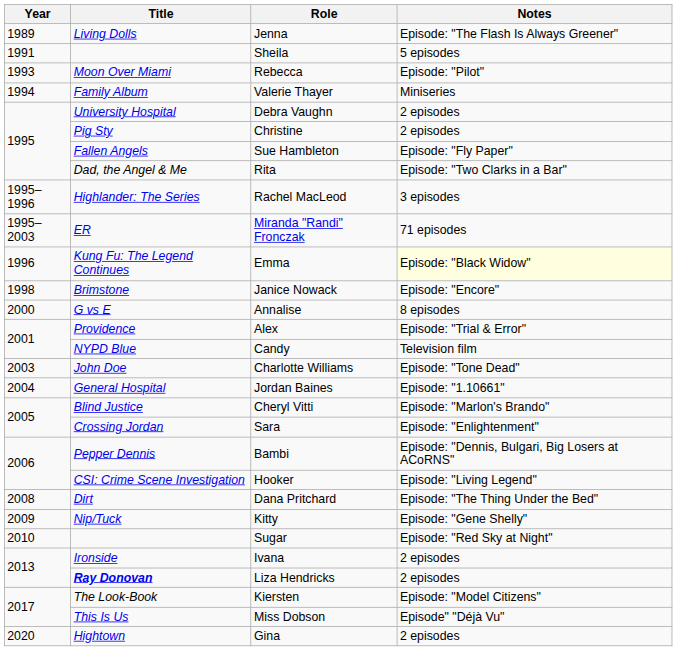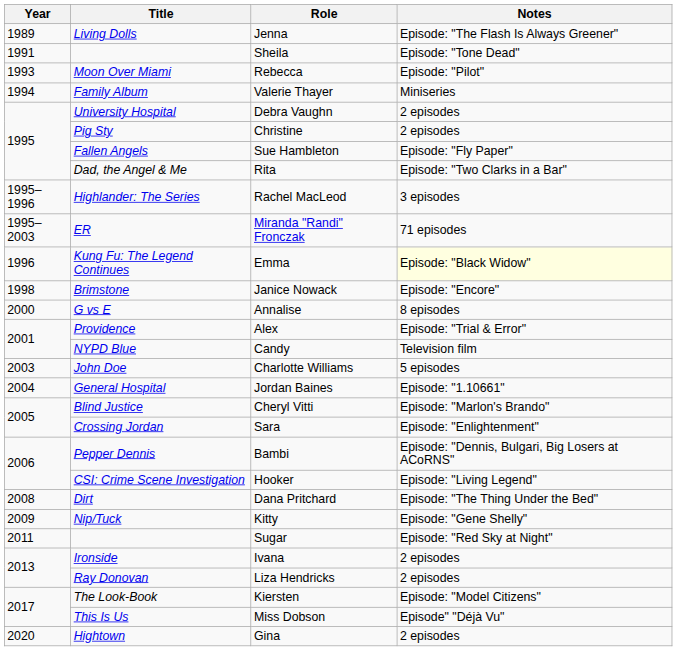(430, 53) 5 episodes -> (460, 53) Episode: "Tone Dead"
(460, 368) Episode: "Tone Dead" -> (430, 368) 5 episodes
(21, 538) 2010 -> (20, 538) 2011
(113, 577) bold -> (111, 577) normal
